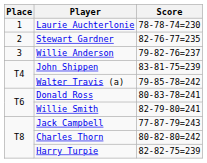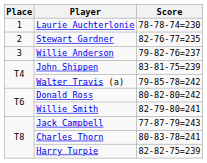(170, 95) 80-83-78=241 -> (170, 95) 80-82-80=242
(170, 137) 80-82-80=242 -> (170, 137) 80-83-78=241
